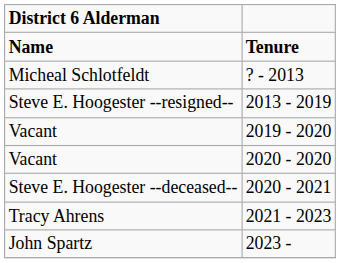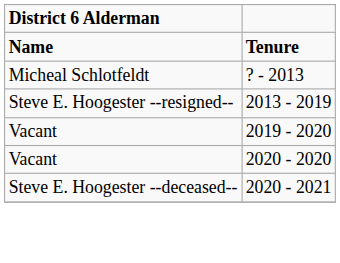- row: (289, 215)
- row: (269, 243)
